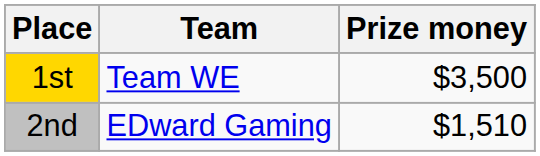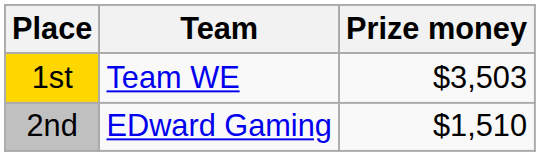(480, 77) $3,500 -> (480, 77) $3,503
